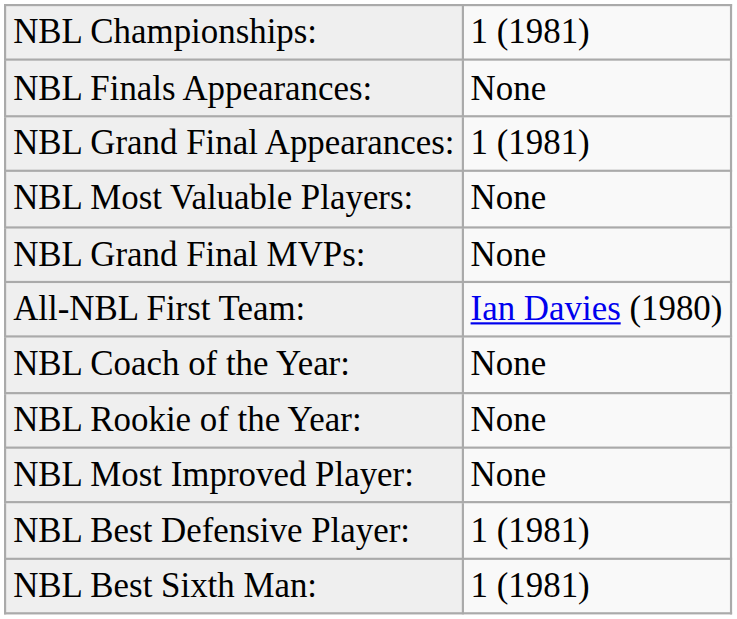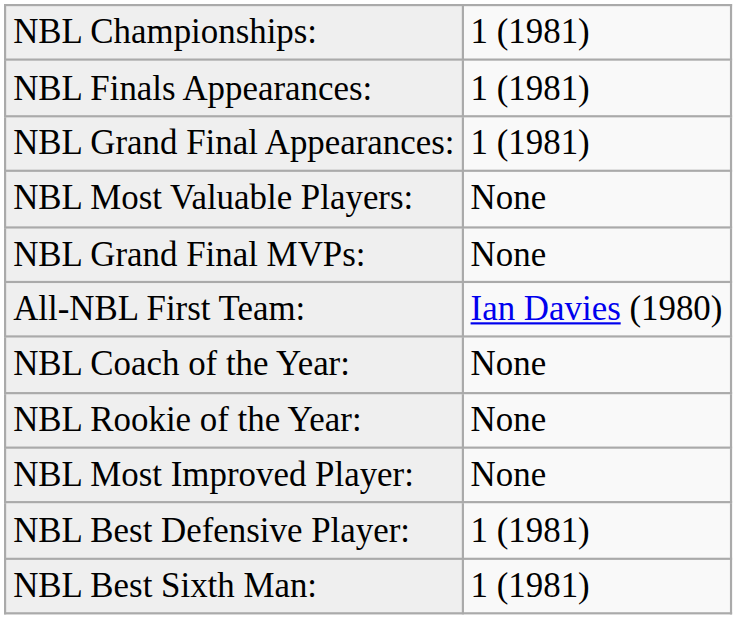(508, 87) None -> (530, 87) 1 (1981)
